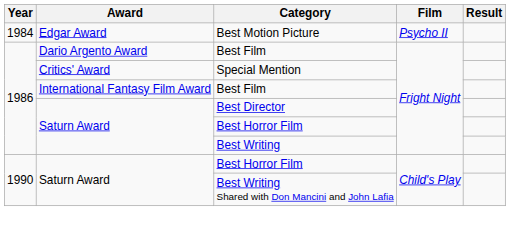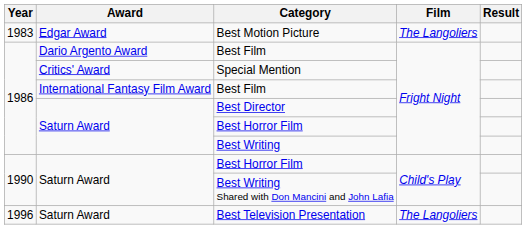(20, 32) 1984 -> (20, 32) 1983
(423, 32) Psycho II -> (438, 32) The Langoliers
+ row: (74, 214)
